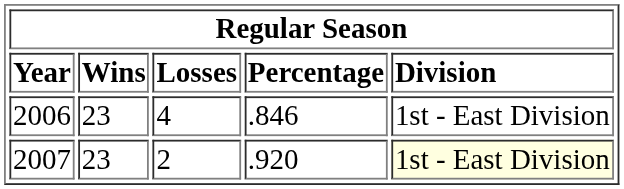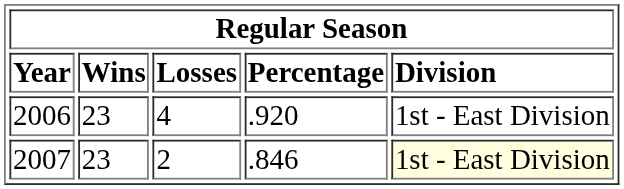(273, 115) .846 -> (273, 115) .920
(273, 159) .920 -> (273, 159) .846
